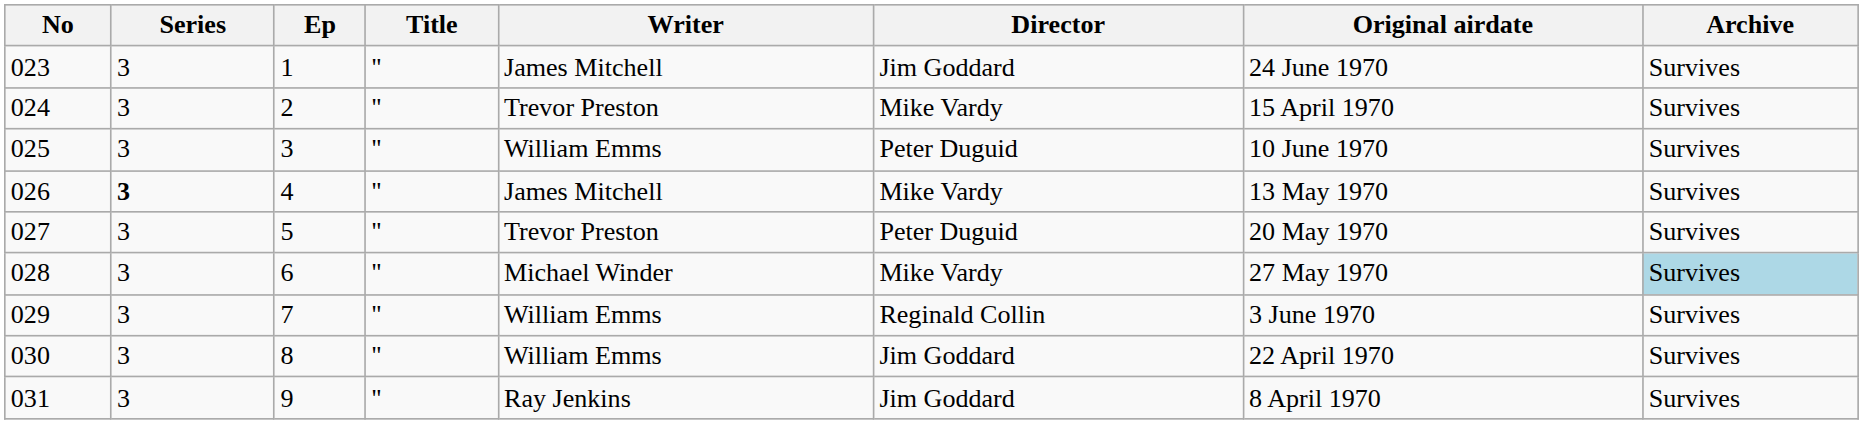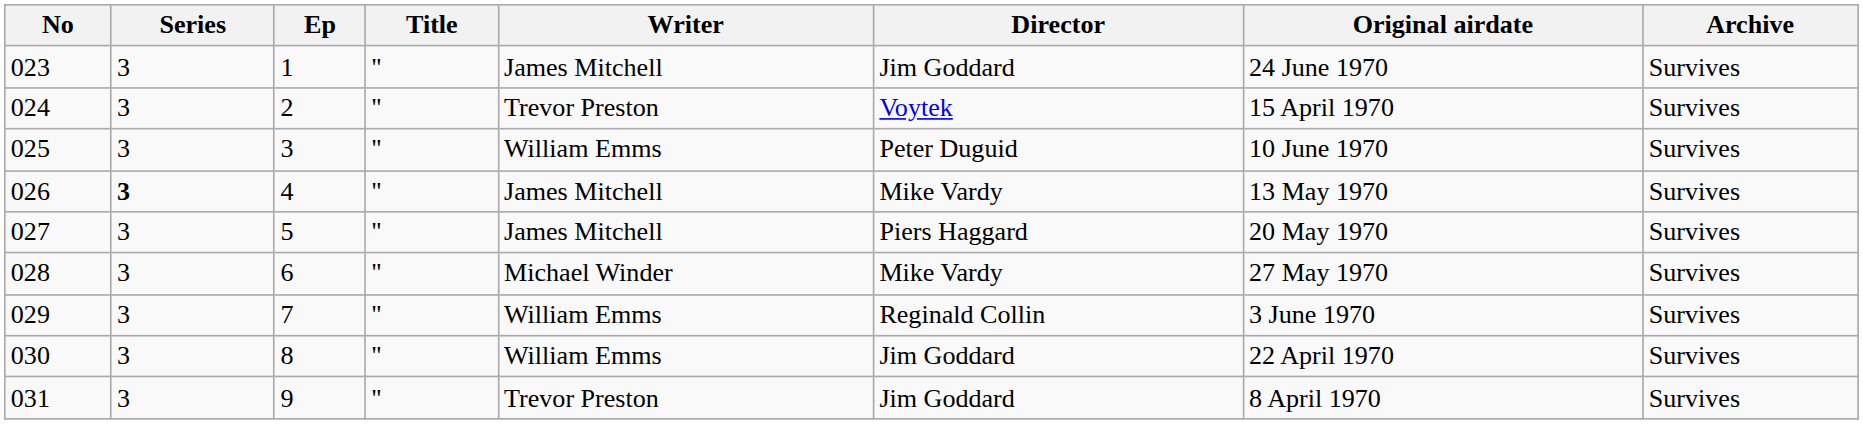(941, 107) Mike Vardy -> (916, 107) Voytek
(581, 231) Trevor Preston -> (583, 231) James Mitchell
(949, 231) Peter Duguid -> (954, 231) Piers Haggard
(1694, 273) lightblue background -> (1694, 273) no background
(567, 397) Ray Jenkins -> (581, 397) Trevor Preston
